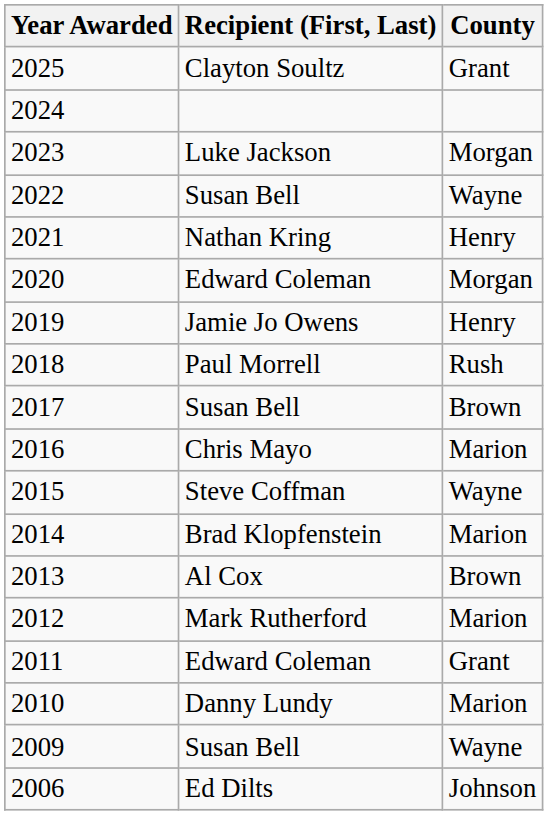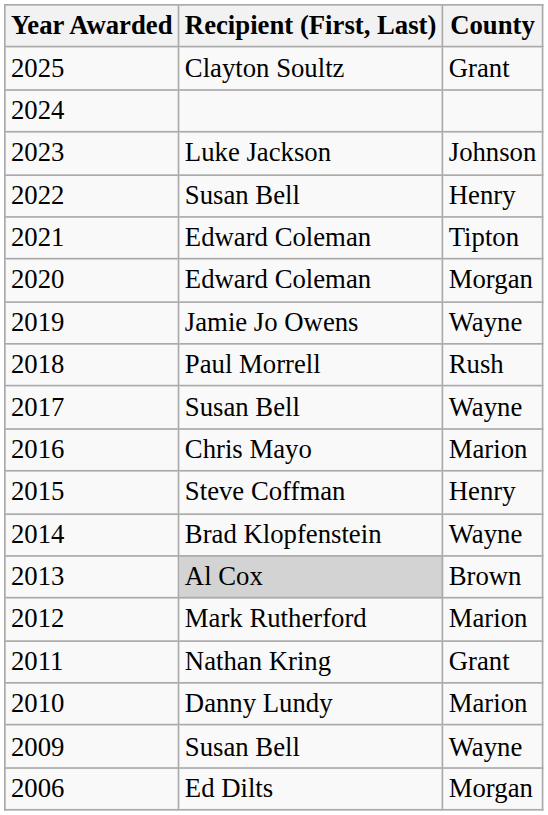(491, 152) Morgan -> (493, 152) Johnson
(486, 195) Wayne -> (482, 195) Henry
(258, 237) Nathan Kring -> (278, 237) Edward Coleman
(482, 237) Henry -> (484, 237) Tipton
(482, 322) Henry -> (486, 322) Wayne
(485, 407) Brown -> (486, 407) Wayne
(486, 491) Wayne -> (482, 491) Henry
(488, 534) Marion -> (486, 534) Wayne
(224, 576) no background -> (224, 576) lightgrey background
(278, 661) Edward Coleman -> (258, 661) Nathan Kring
(493, 788) Johnson -> (491, 788) Morgan
